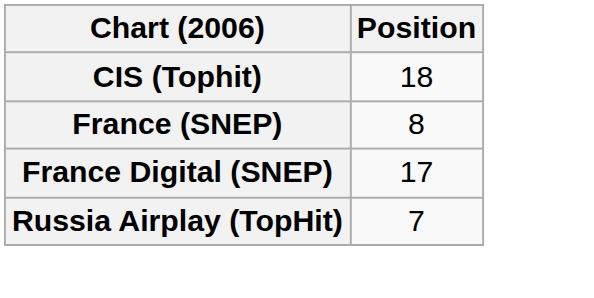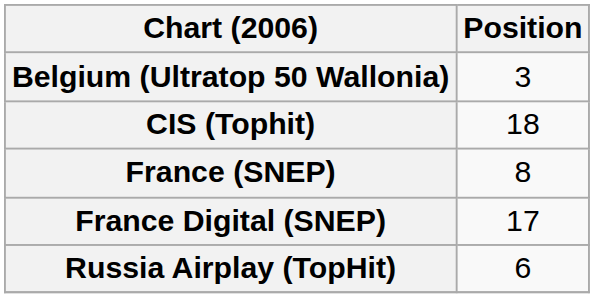+ row: (231, 76)
(416, 220) 7 -> (523, 268) 6
